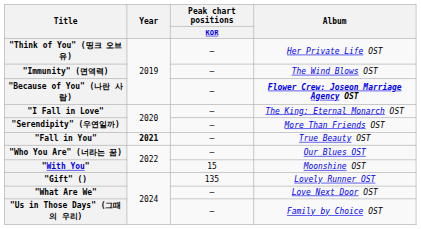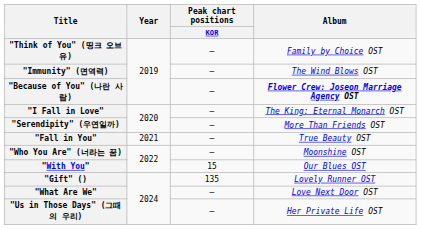(335, 51) Her Private Life OST -> (335, 51) Family by Choice OST
(149, 139) bold -> (149, 139) normal
(335, 153) Our Blues OST -> (335, 153) Moonshine OST
(335, 166) Moonshine OST -> (335, 166) Our Blues OST
(335, 212) Family by Choice OST -> (335, 212) Her Private Life OST
